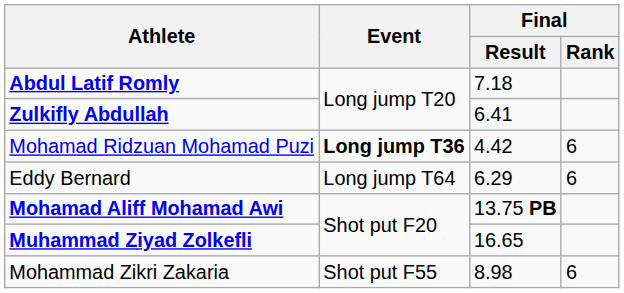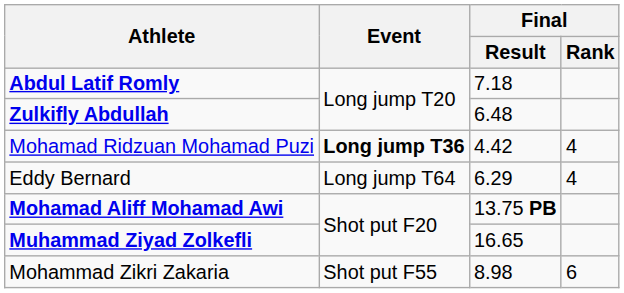(493, 115) 6.41 -> (493, 115) 6.48
(572, 146) 6 -> (572, 146) 4
(572, 178) 6 -> (572, 178) 4
